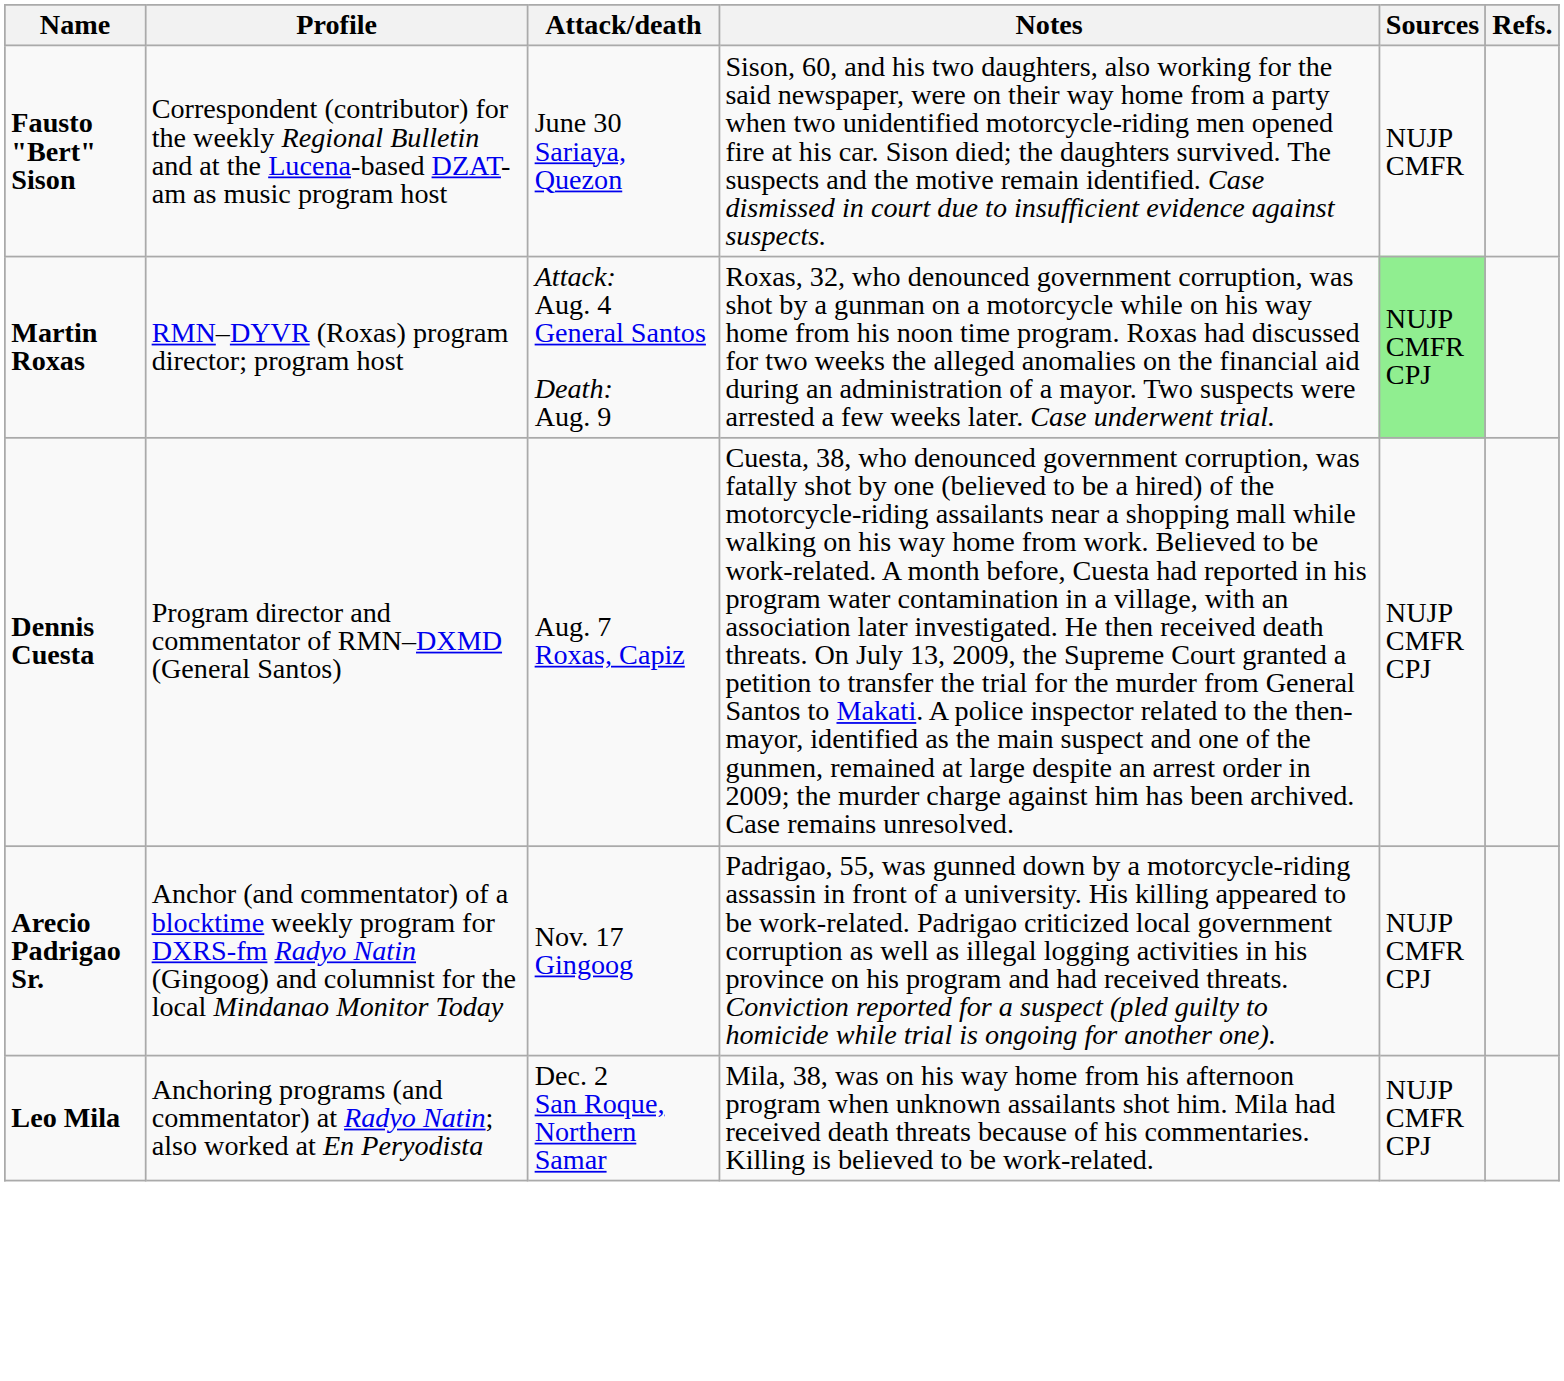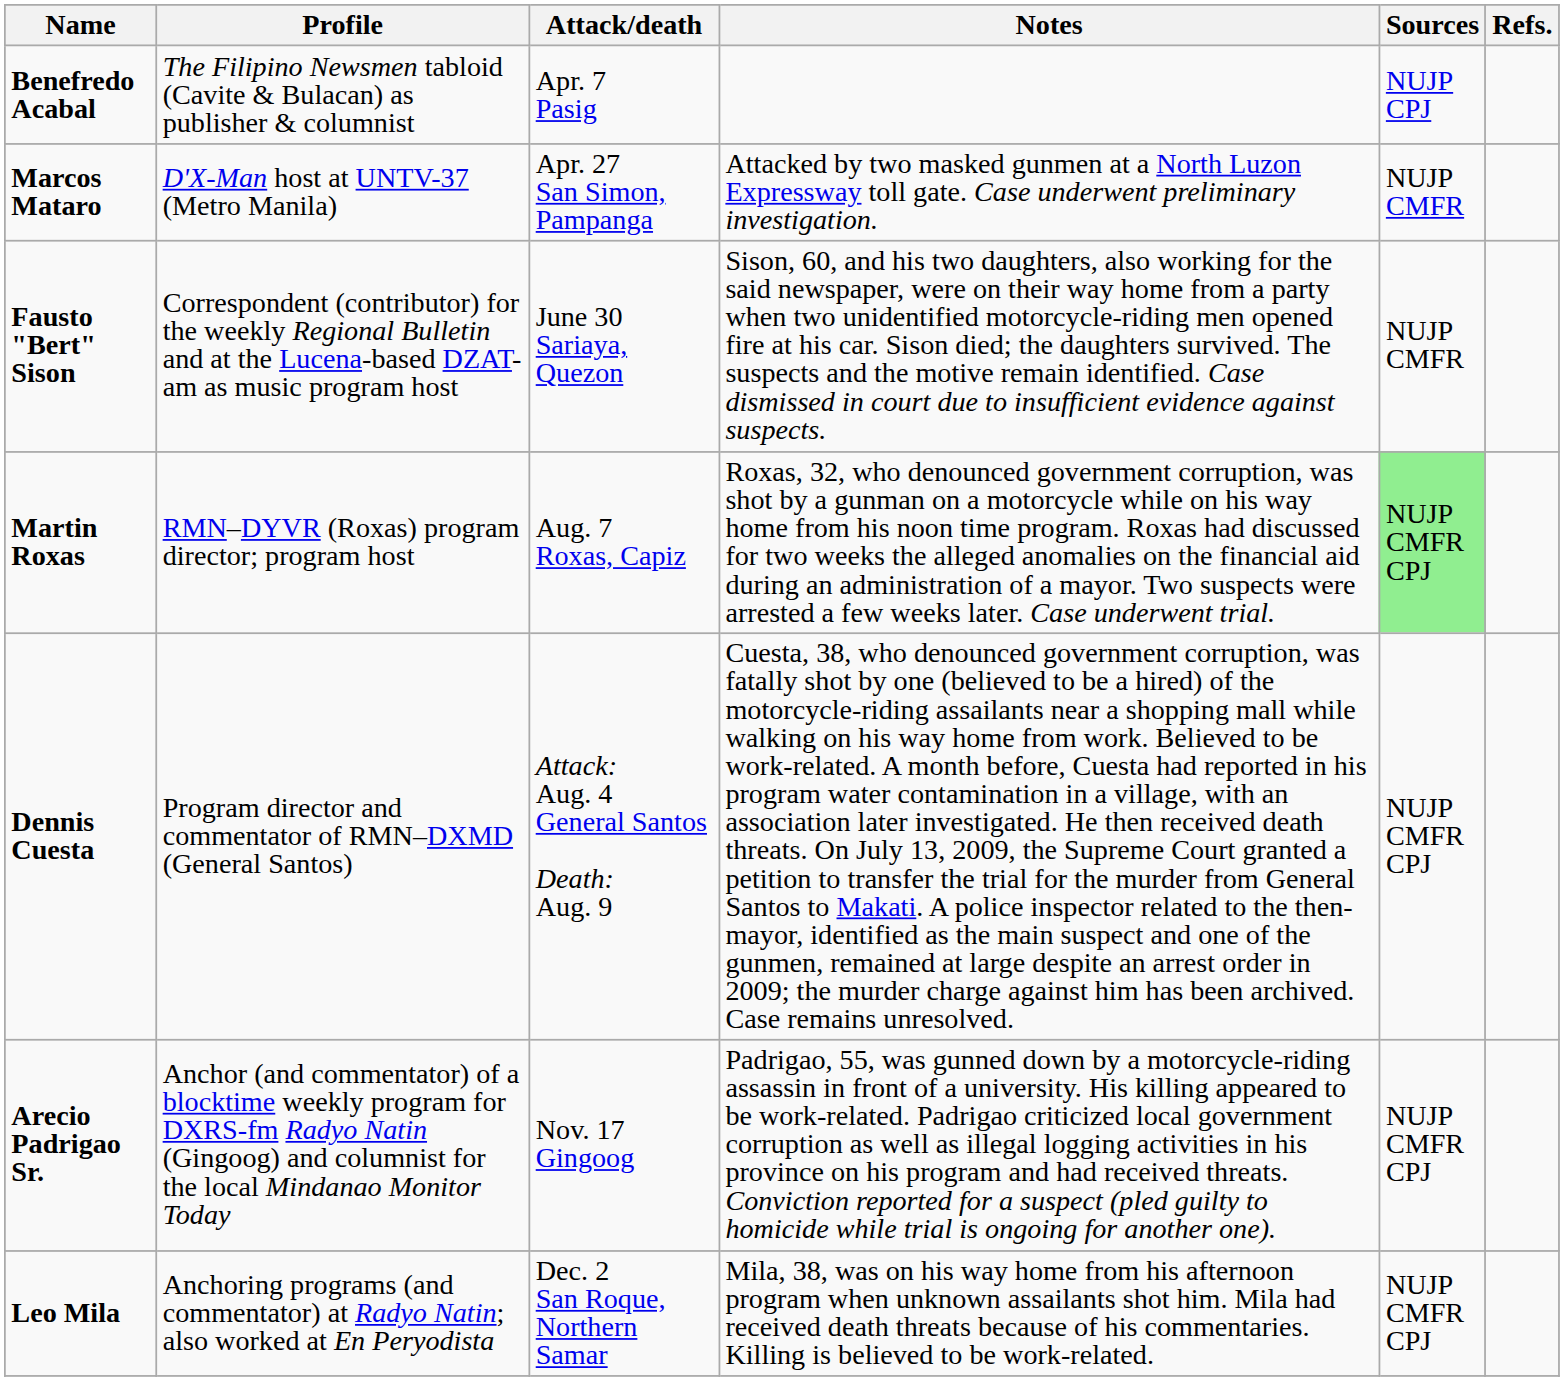+ row: (73, 94)
+ row: (56, 191)
(620, 346) Attack: Aug. 4 General Santos Death: Aug. 9 -> (611, 541) Aug. 7 Roxas, Capiz
(610, 641) Aug. 7 Roxas, Capiz -> (621, 836) Attack: Aug. 4 General Santos Death: Aug. 9
